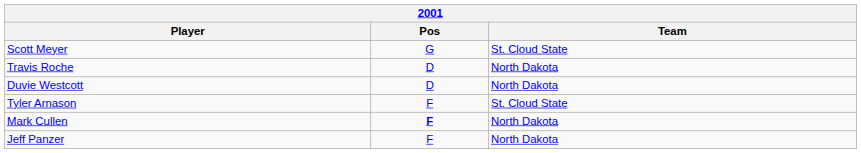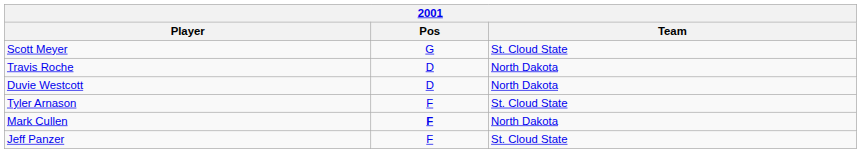(525, 139) North Dakota -> (529, 139) St. Cloud State
